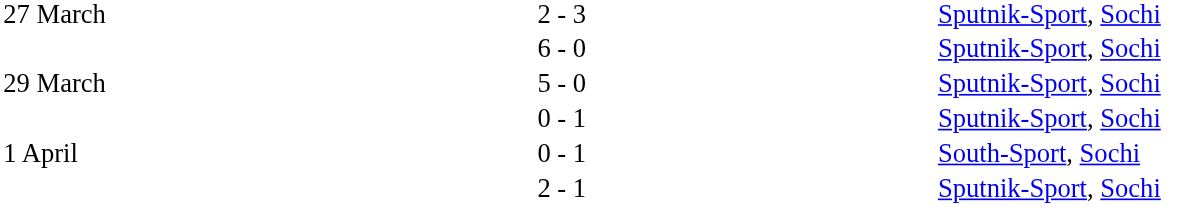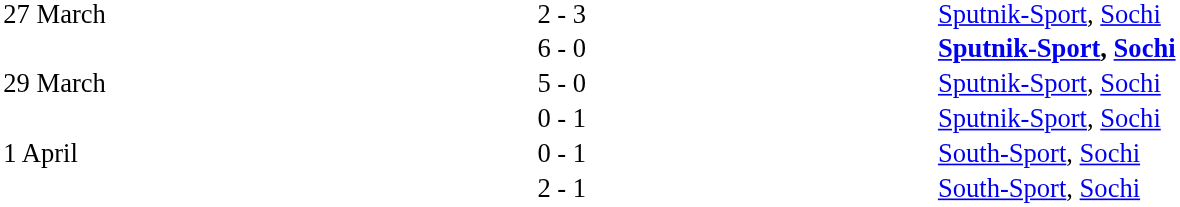(1049, 48) normal -> (1057, 48) bold
(1049, 188) Sputnik-Sport, Sochi -> (1039, 188) South-Sport, Sochi
